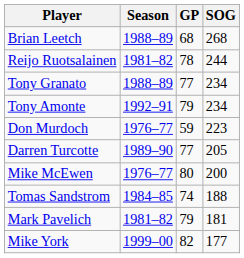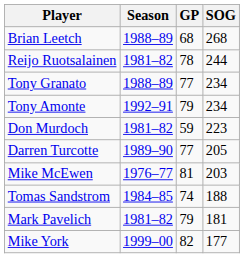(148, 128) 1976–77 -> (148, 128) 1981–82
(187, 173) 80 -> (187, 173) 81
(216, 173) 200 -> (216, 173) 203
